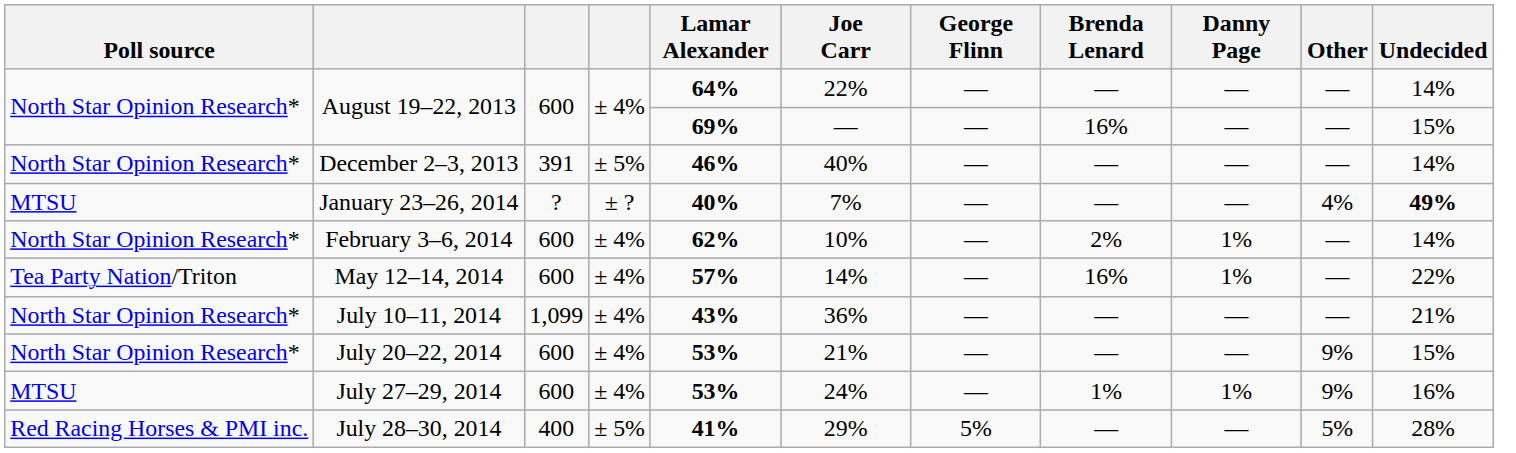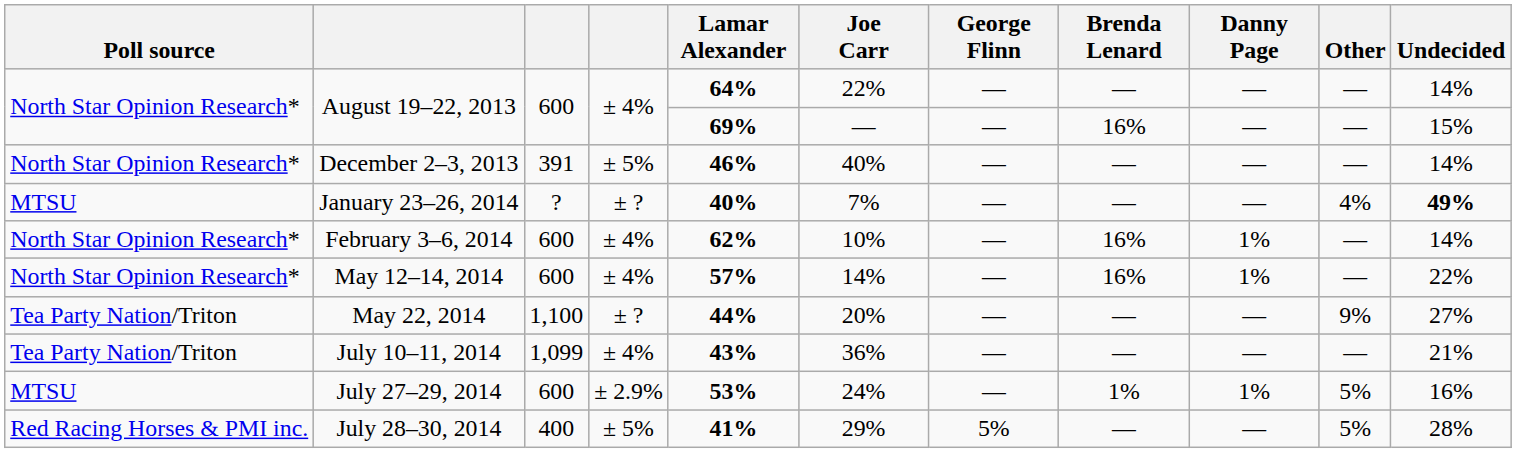(1106, 239) 2% -> (1124, 239) 16%
(124, 277) Tea Party Nation/Triton -> (155, 277) North Star Opinion Research*
+ row: (419, 314)
(155, 314) North Star Opinion Research* -> (124, 352) Tea Party Nation/Triton
- row: (419, 352)
(620, 390) ± 4% -> (628, 390) ± 2.9%
(1337, 390) 9% -> (1355, 390) 5%
